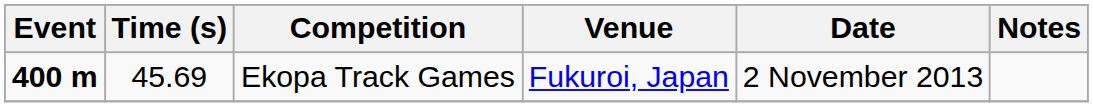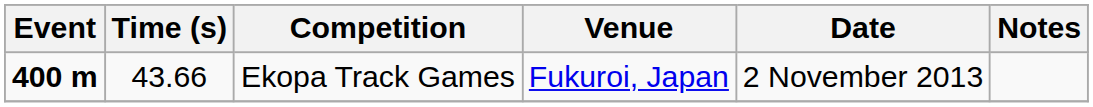(169, 76) 45.69 -> (169, 76) 43.66
